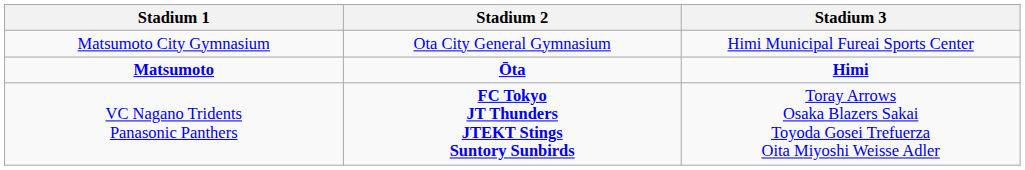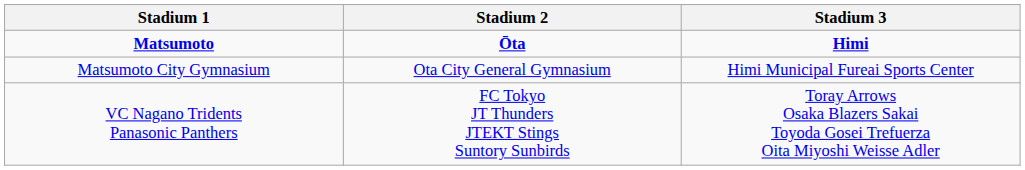rows swapped: (174, 69) <-> (174, 43)
(512, 123) bold -> (512, 123) normal
